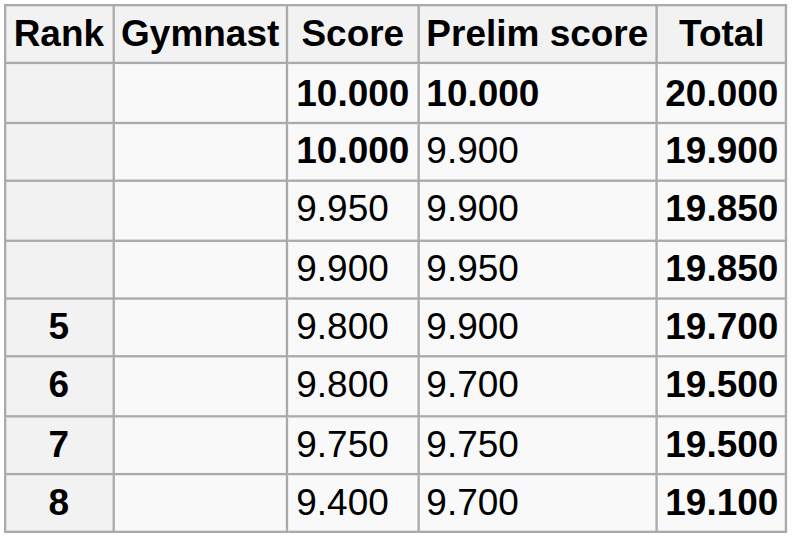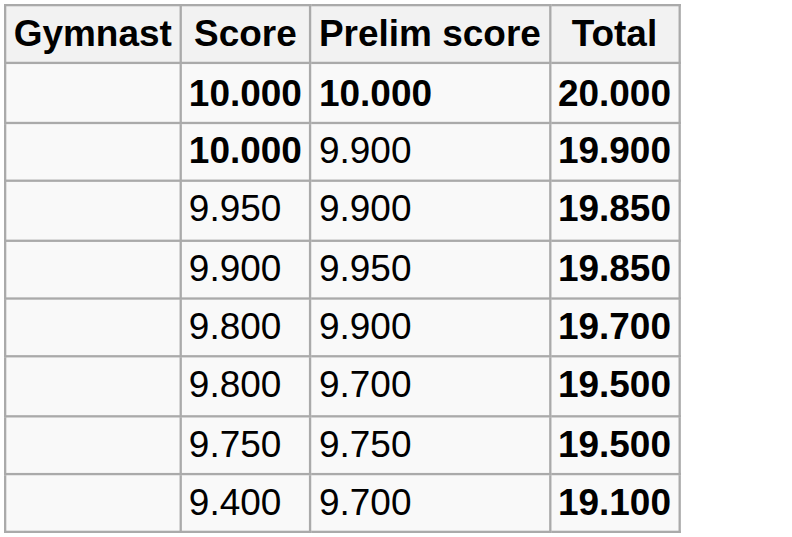- column: (59, 33)
